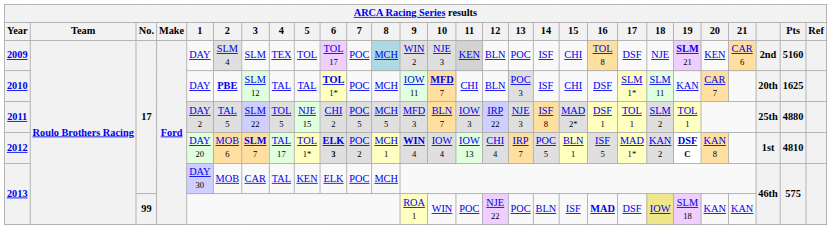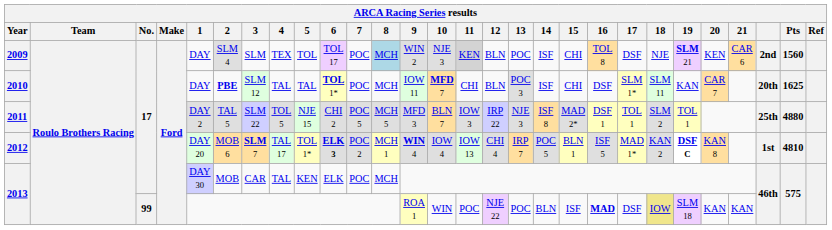(793, 55) 5160 -> (793, 55) 1560
